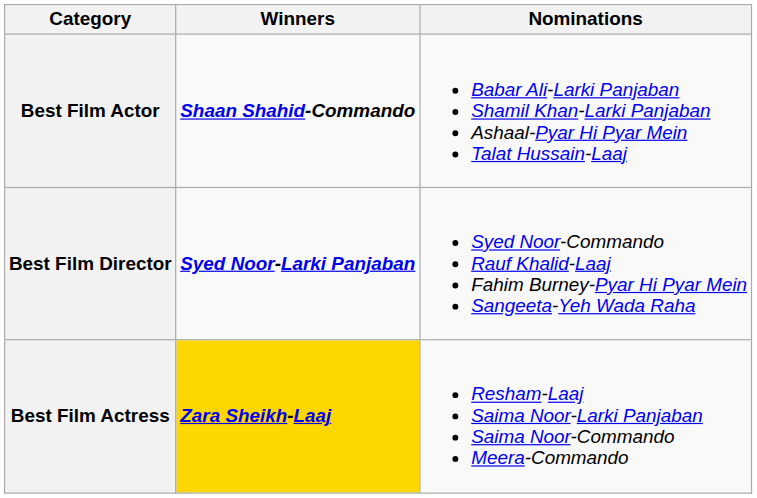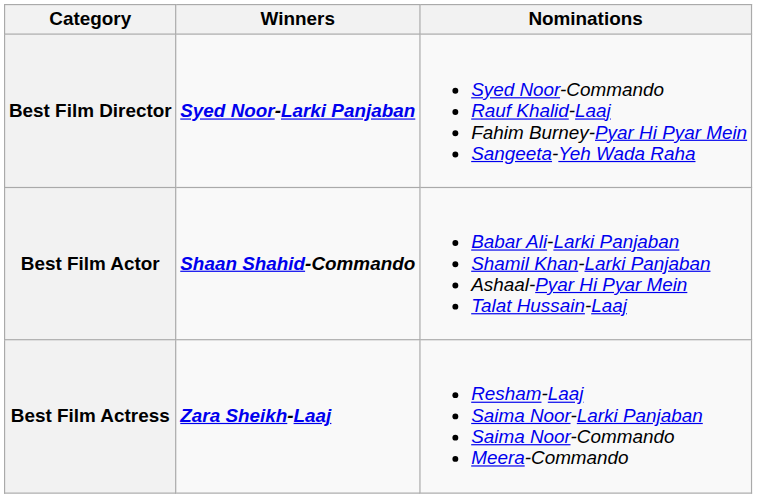rows swapped: (90, 263) <-> (90, 110)
(256, 416) gold background -> (256, 416) no background
